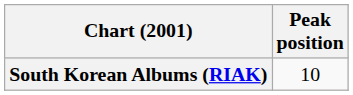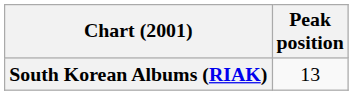(310, 74) 10 -> (310, 74) 13
